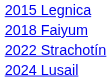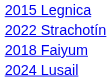rows swapped: (46, 30) <-> (56, 50)
